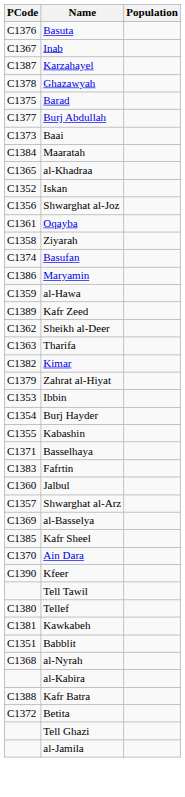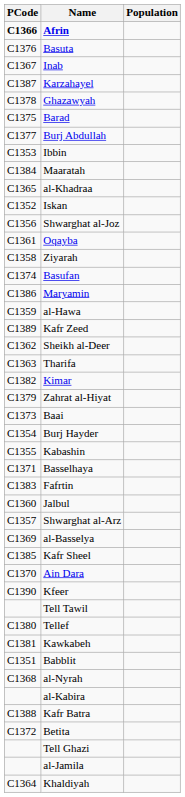+ row: (56, 30)
rows swapped: (55, 398) <-> (53, 135)
+ row: (66, 783)
